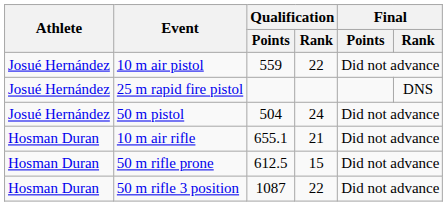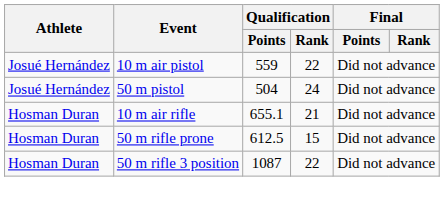- row: (180, 90)
